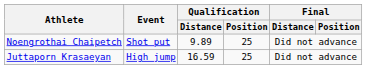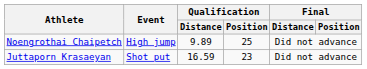(148, 41) Shot put -> (151, 41) High jump
(151, 57) High jump -> (148, 57) Shot put
(247, 57) 25 -> (247, 57) 23
